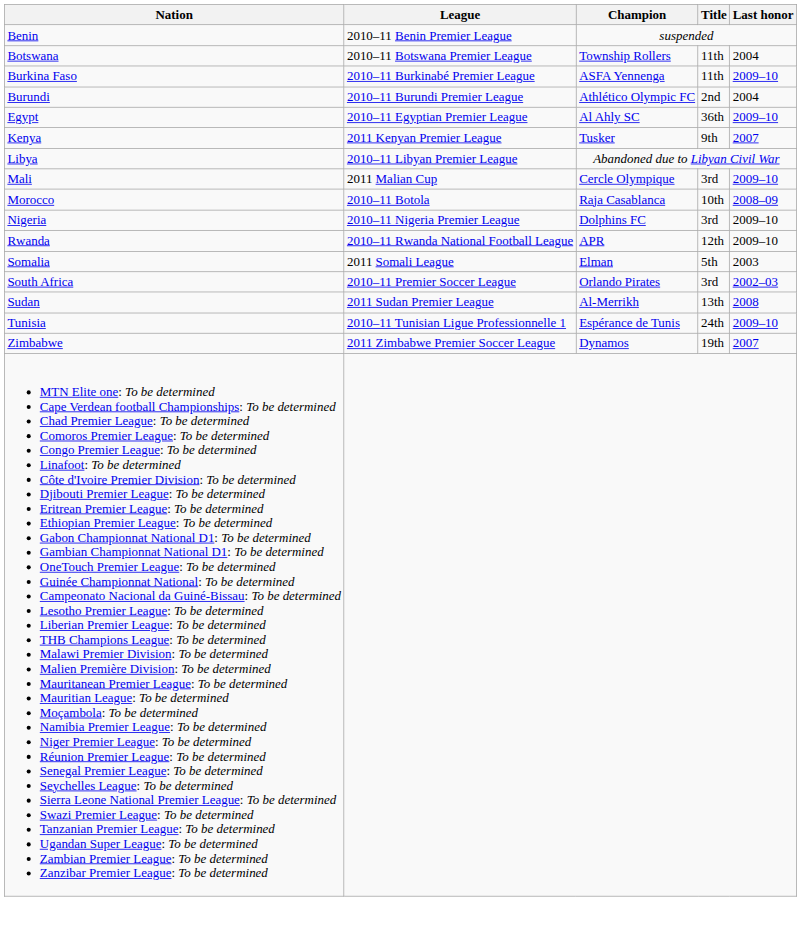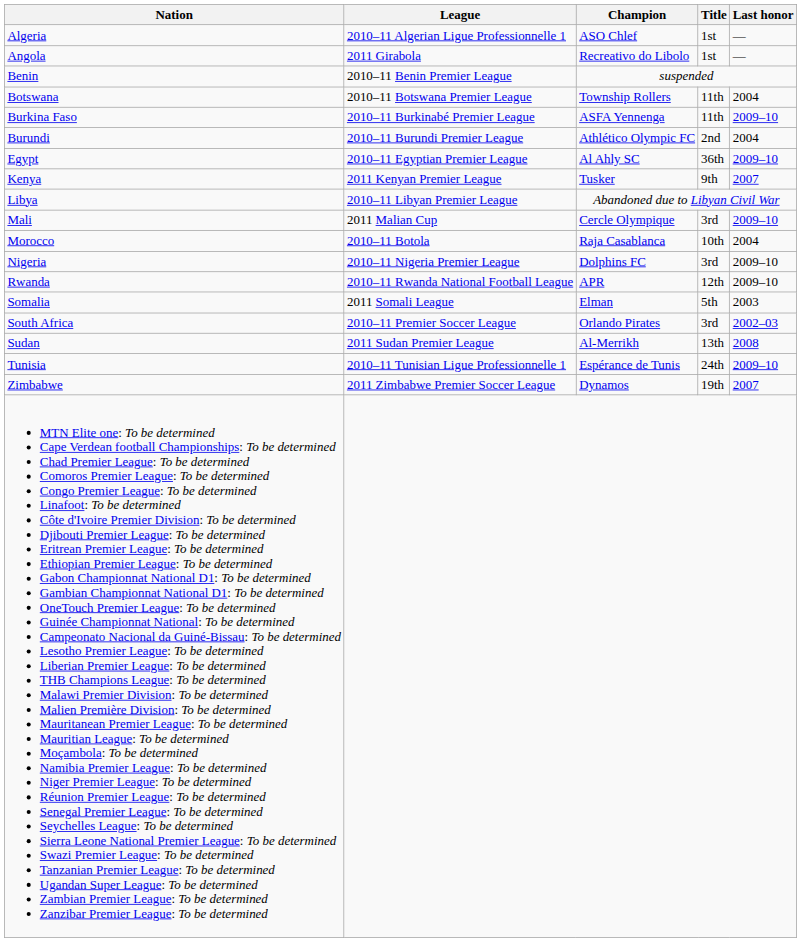+ row: (27, 35)
+ row: (26, 55)
(755, 199) 2008–09 -> (746, 240) 2004
